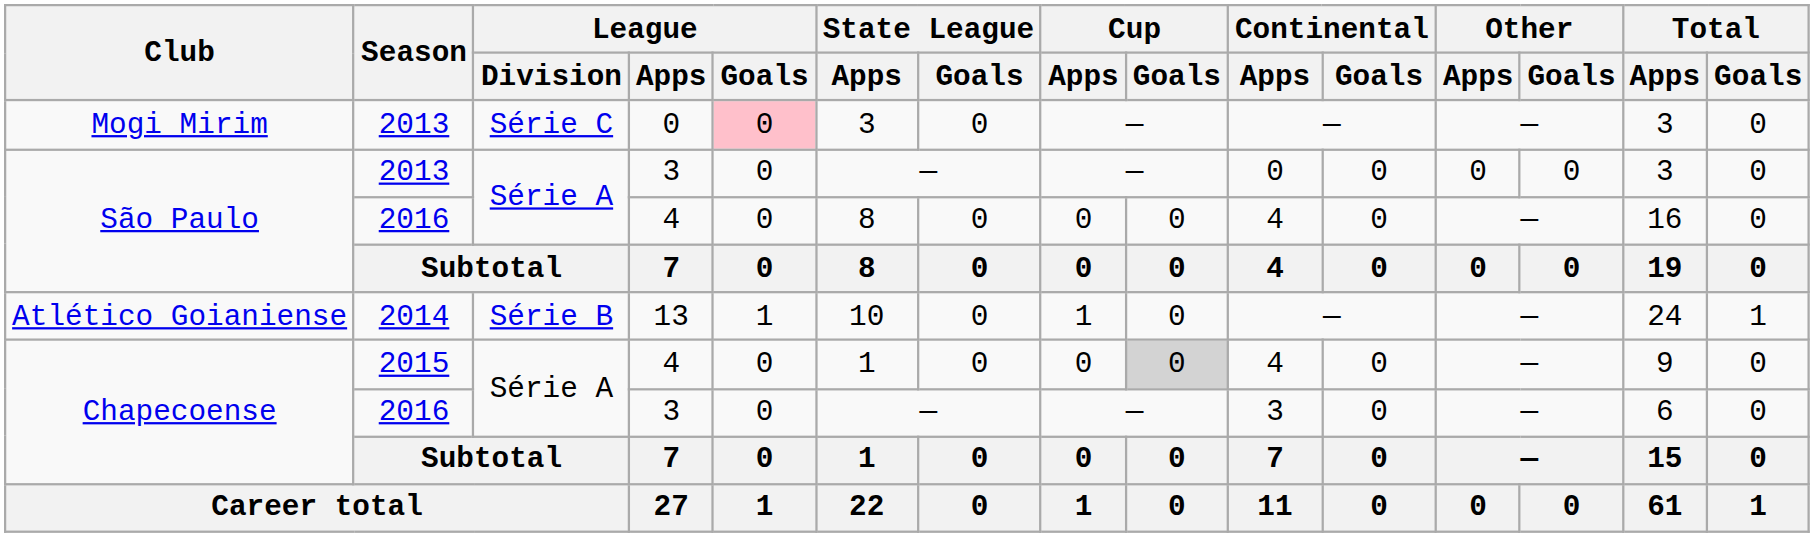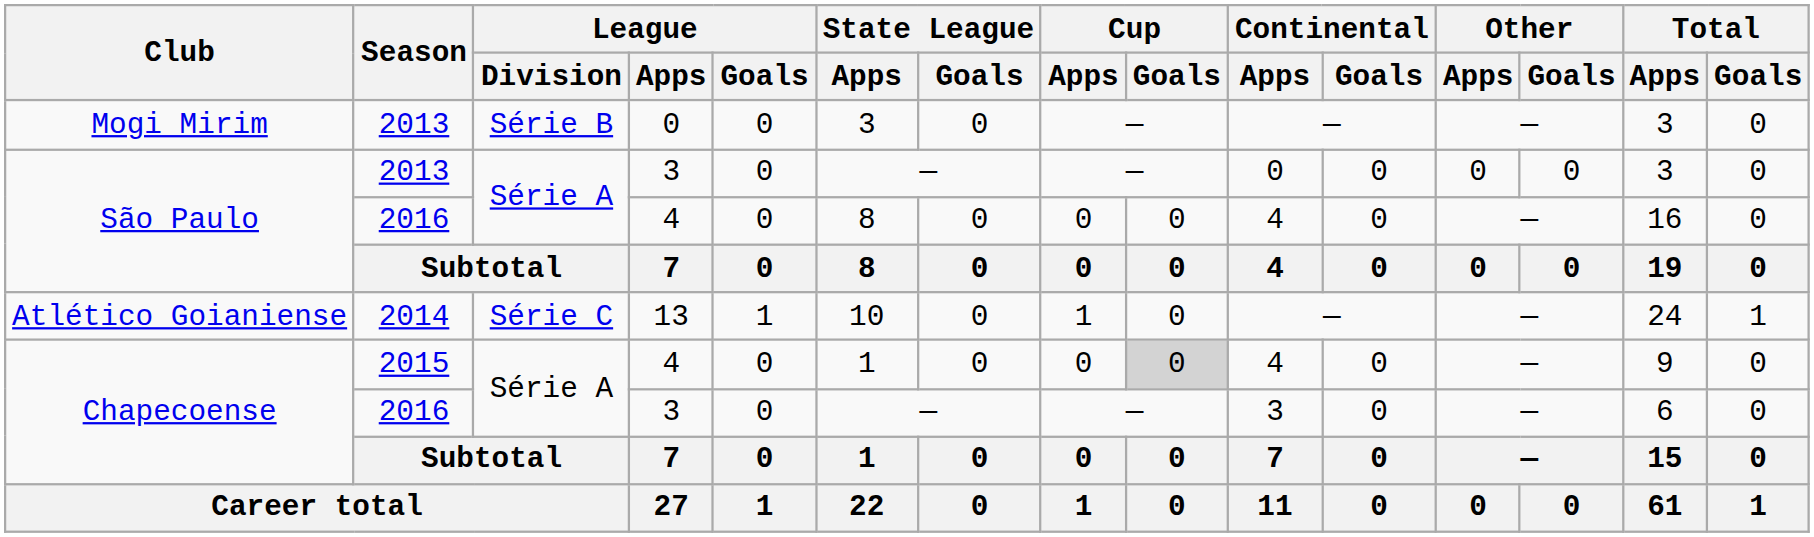(551, 125) Série C -> (551, 125) Série B
(765, 125) pink background -> (765, 125) no background
(551, 316) Série B -> (551, 316) Série C
